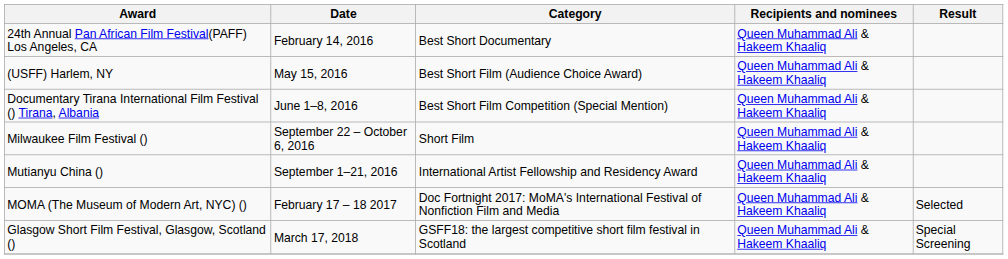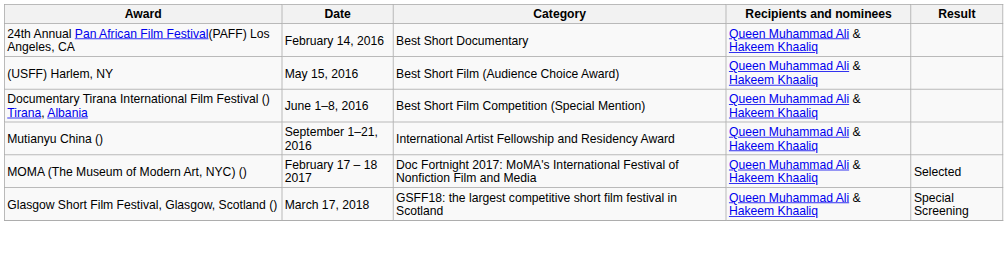- row: (77, 139)
